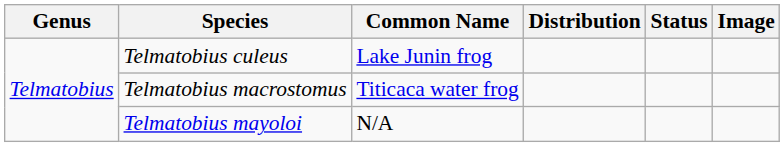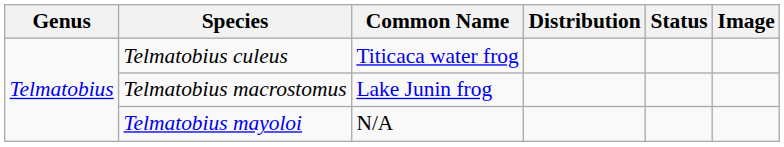(424, 55) Lake Junin frog -> (438, 55) Titicaca water frog
(438, 89) Titicaca water frog -> (424, 89) Lake Junin frog
